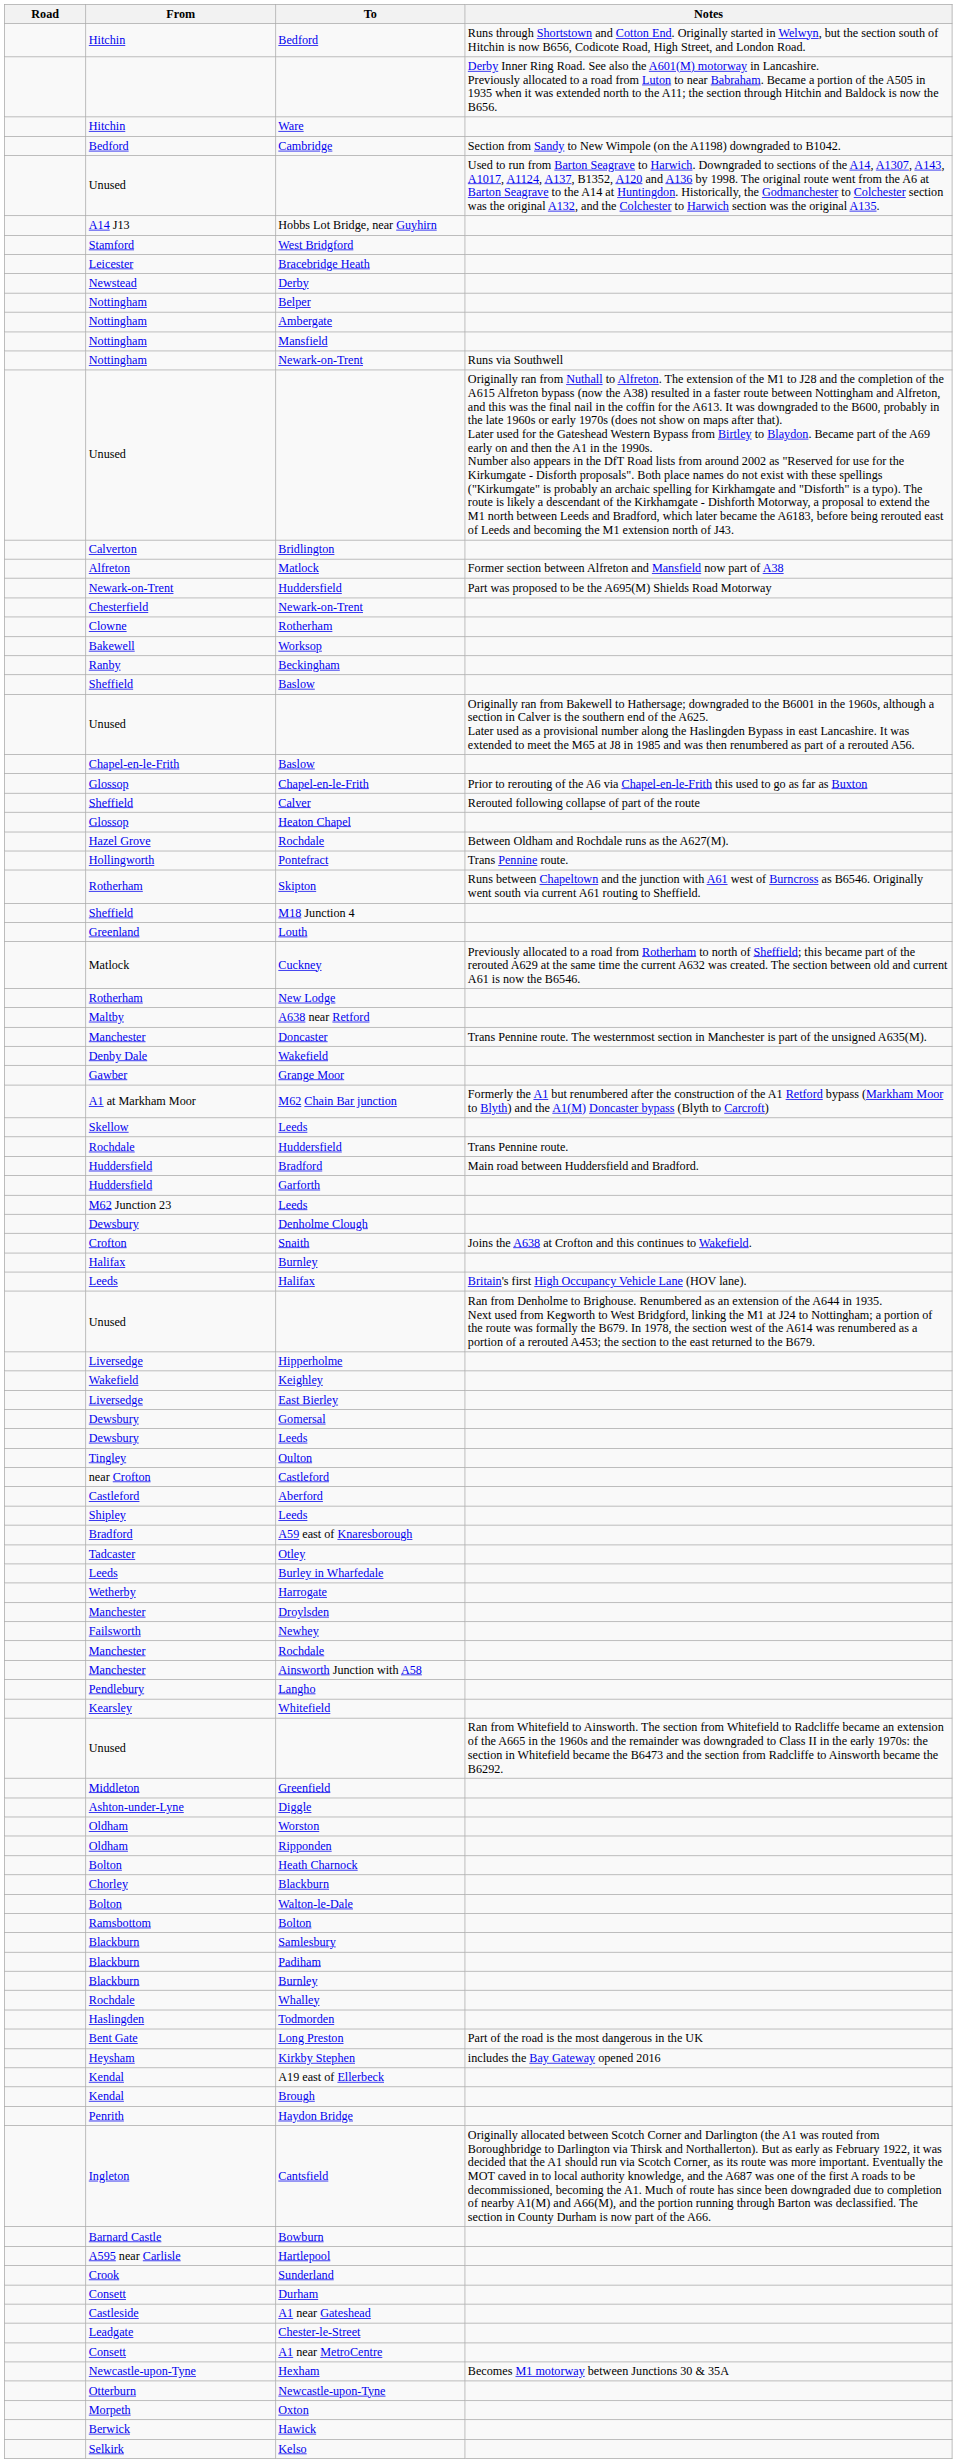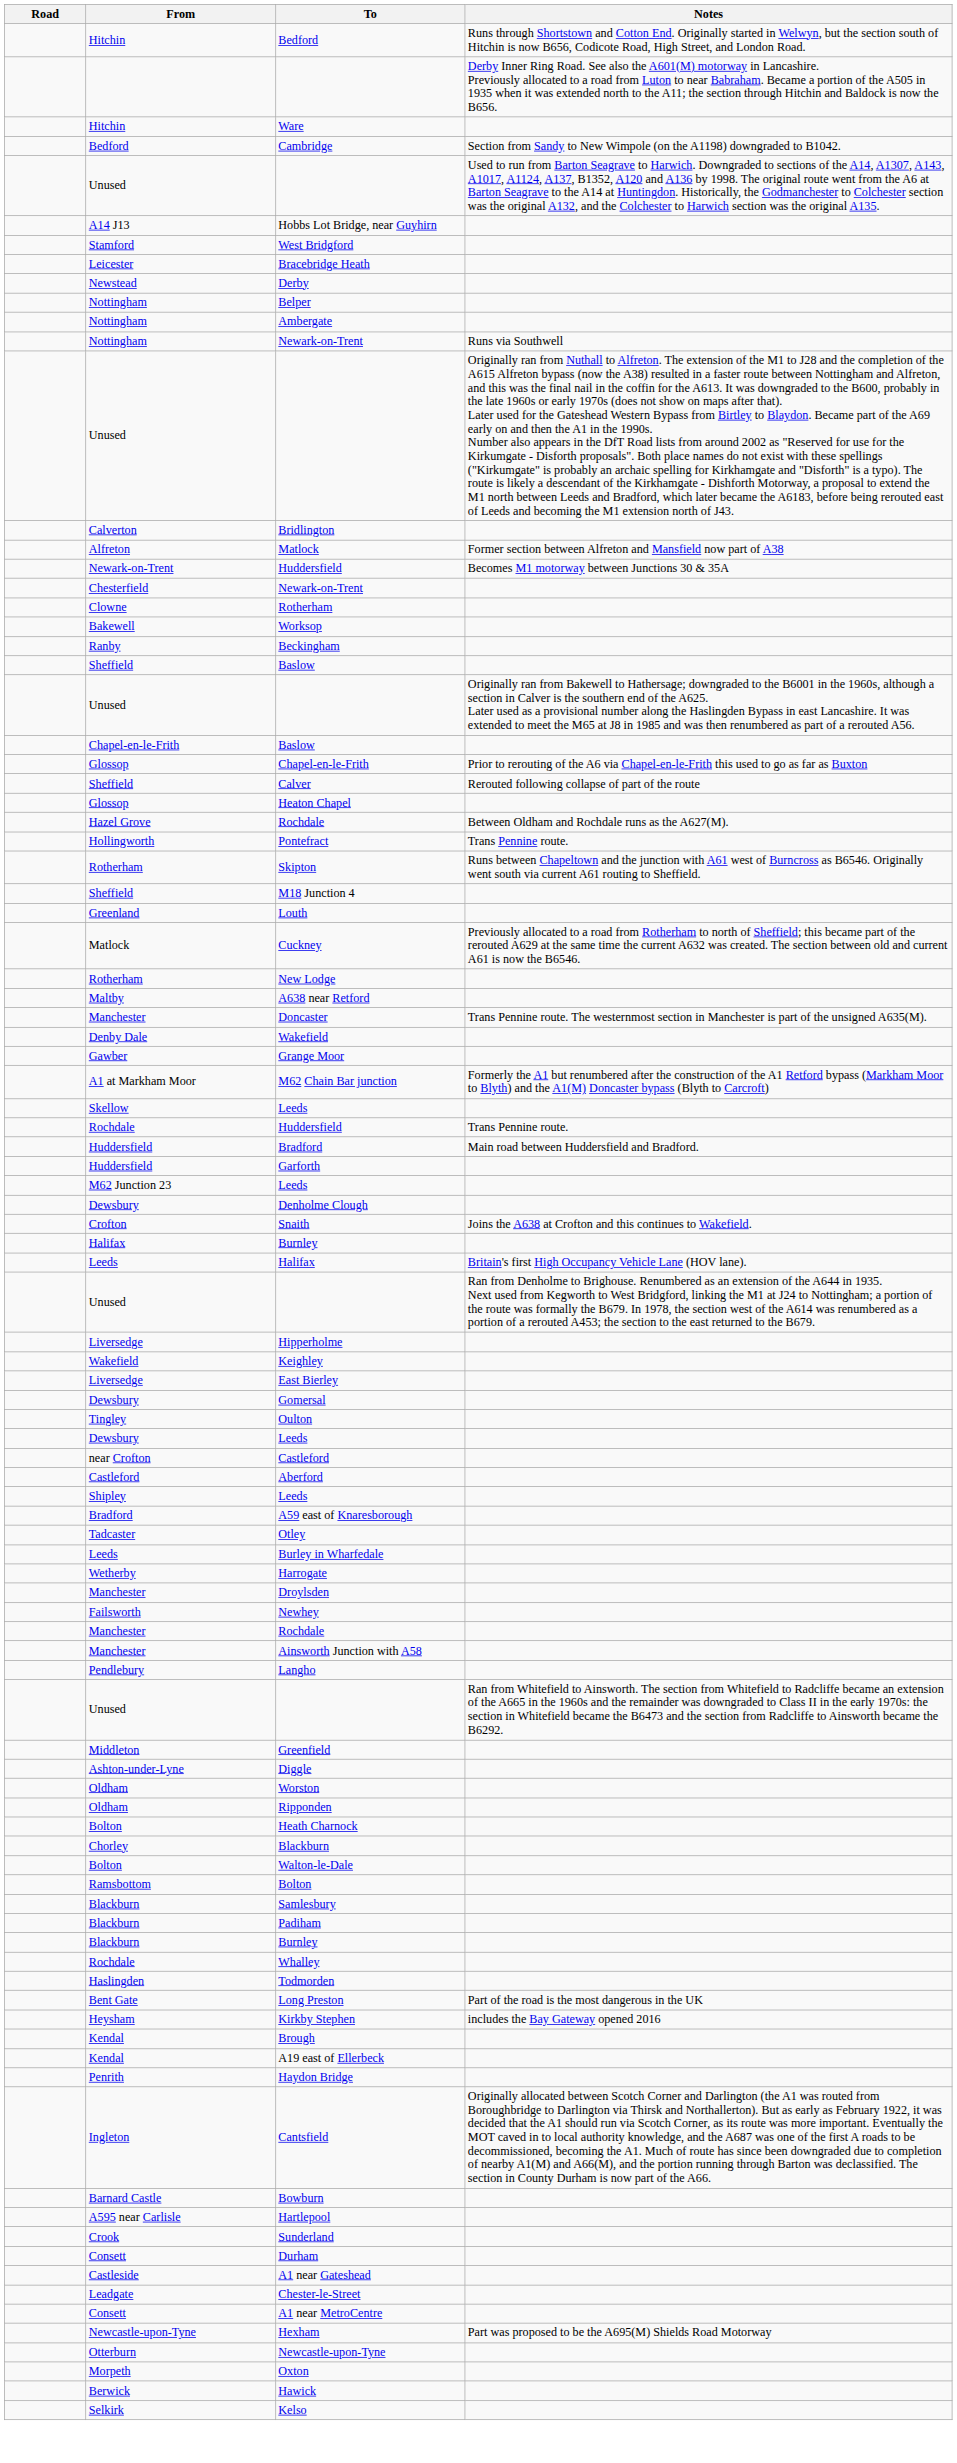- row: (118, 341)
(620, 588) Part was proposed to be the A695(M) Shields Road Motorway -> (598, 568) Becomes M1 motorway between Junctions 30 & 35A
rows swapped: (114, 1438) <-> (107, 1457)
- row: (110, 1708)
rows swapped: (106, 2077) <-> (106, 2096)
(598, 2371) Becomes M1 motorway between Junctions 30 & 35A -> (620, 2333) Part was proposed to be the A695(M) Shields Road Motorway
